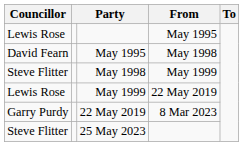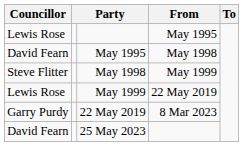(38, 131) Steve Flitter -> (38, 131) David Fearn
